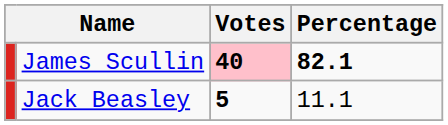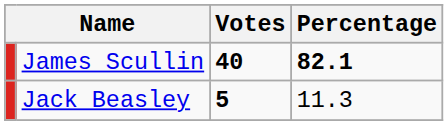(229, 62) pink background -> (229, 62) no background
(325, 100) 11.1 -> (325, 100) 11.3
